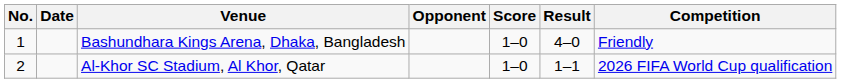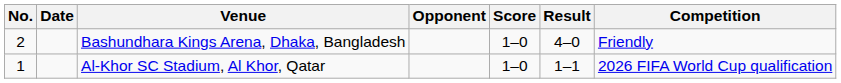(21, 41) 1 -> (21, 41) 2
(21, 66) 2 -> (21, 66) 1
